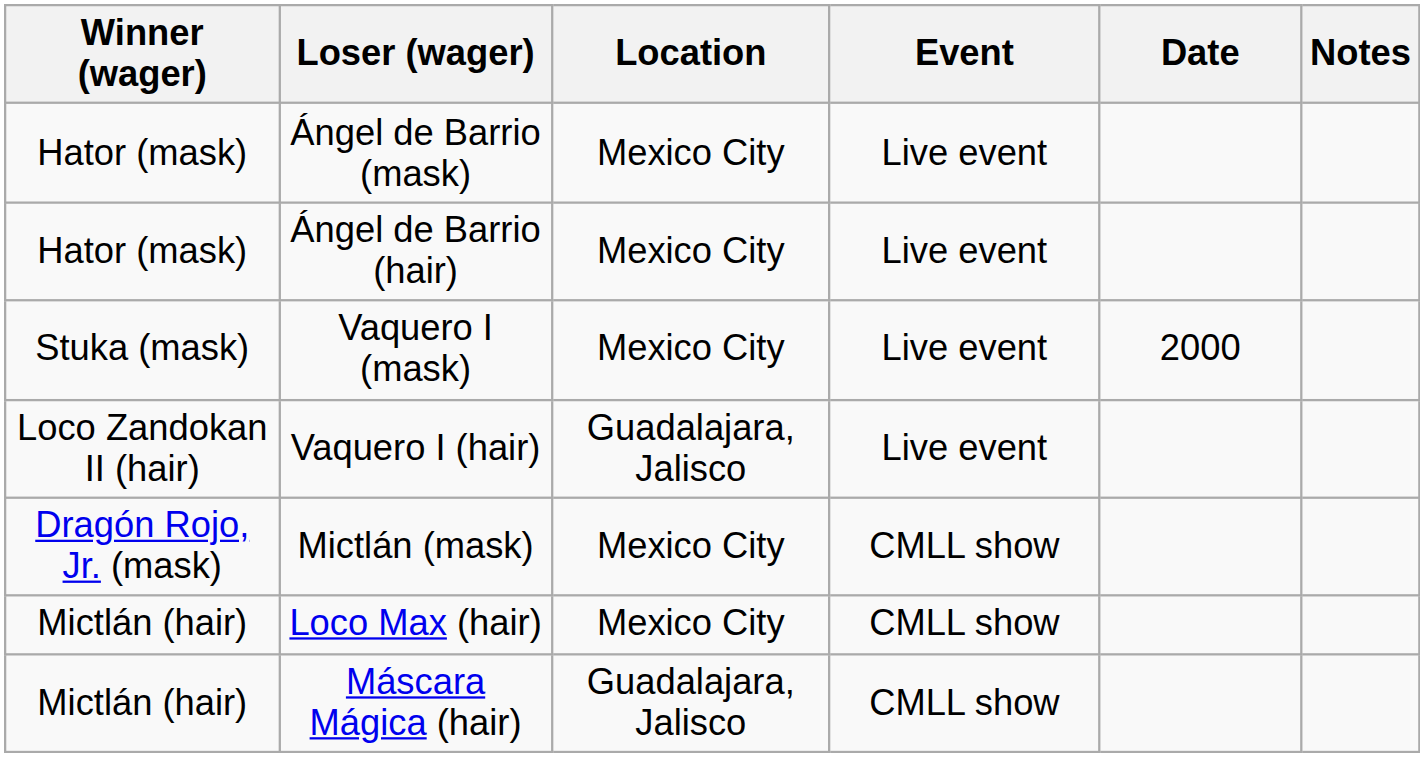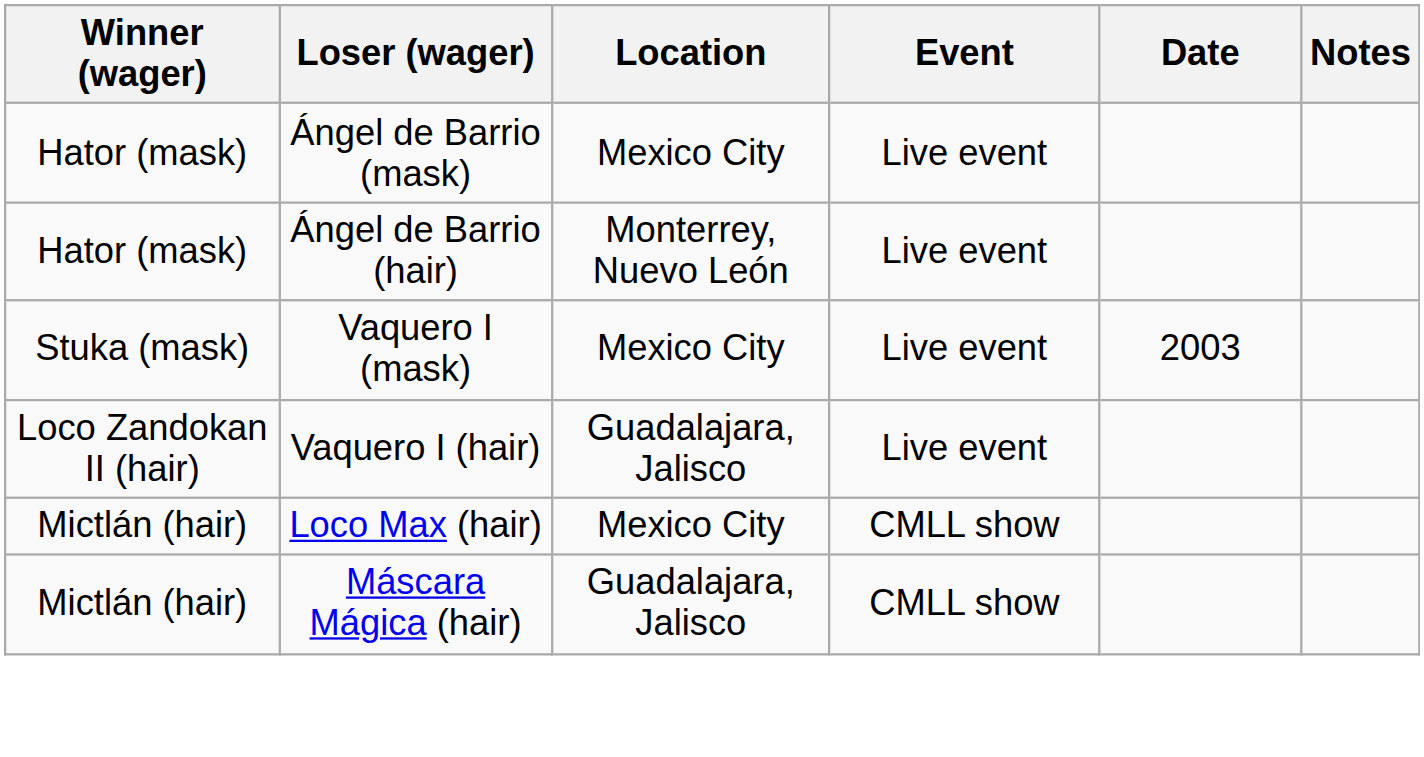(691, 250) Mexico City -> (691, 250) Monterrey, Nuevo León
(1200, 349) 2000 -> (1200, 349) 2003
- row: (416, 546)
